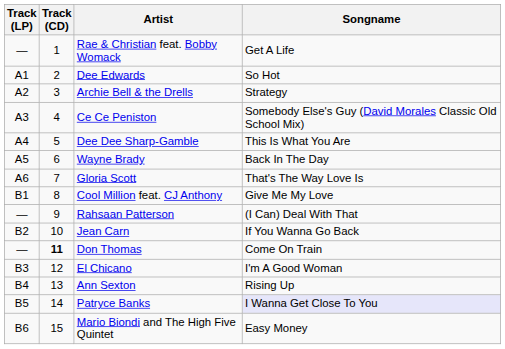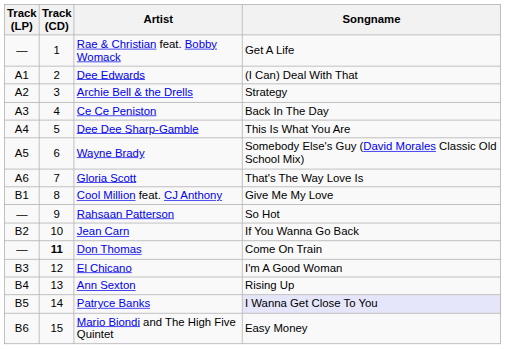(262, 75) So Hot -> (301, 75) (I Can) Deal With That
(371, 117) Somebody Else's Guy (David Morales Classic Old School Mix) -> (287, 111) Back In The Day
(287, 159) Back In The Day -> (371, 153) Somebody Else's Guy (David Morales Classic Old School Mix)
(301, 213) (I Can) Deal With That -> (262, 213) So Hot
